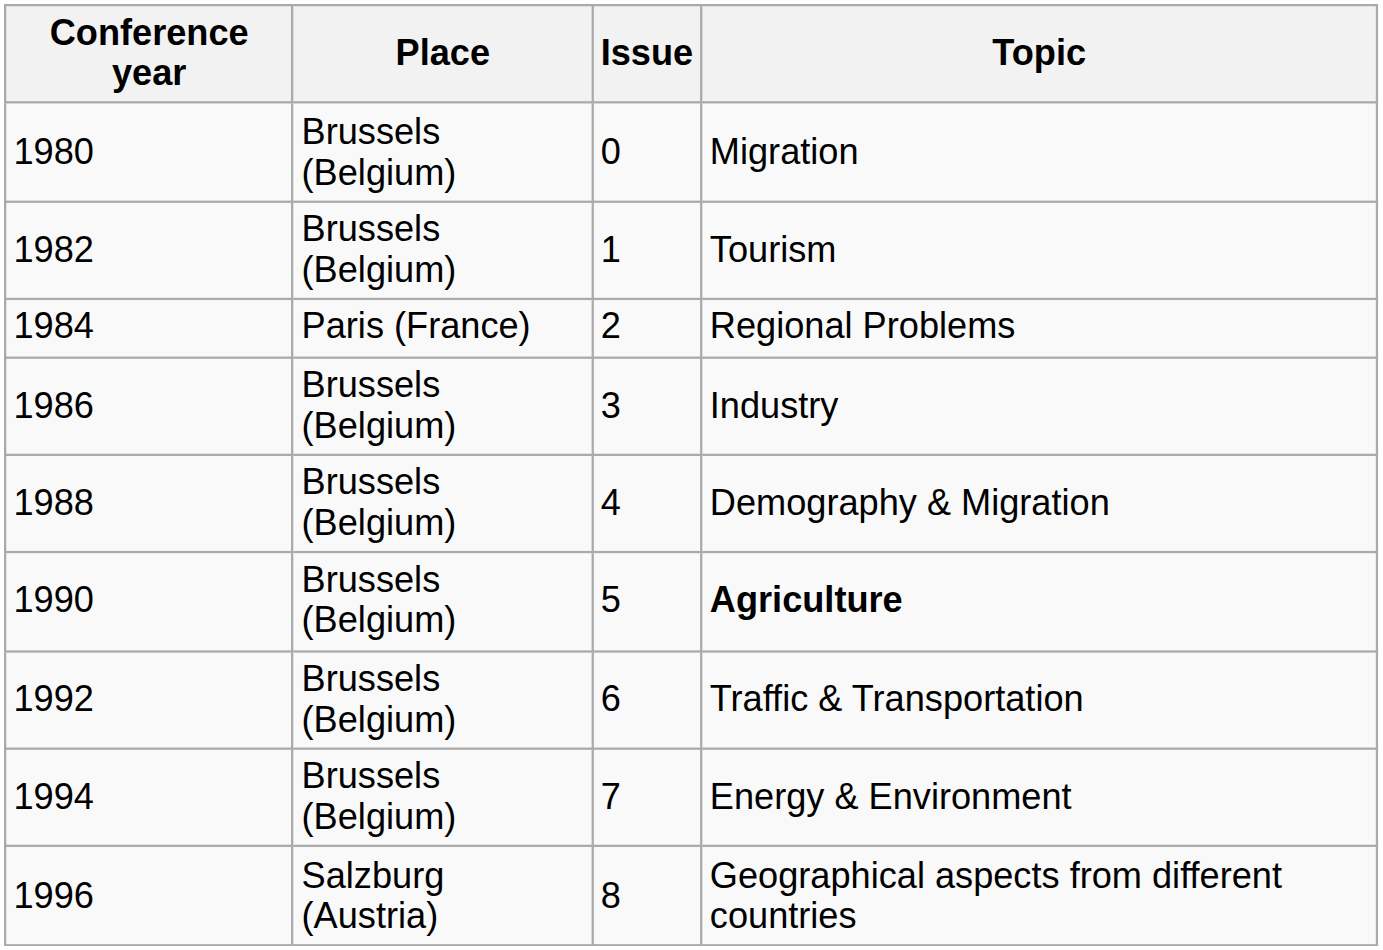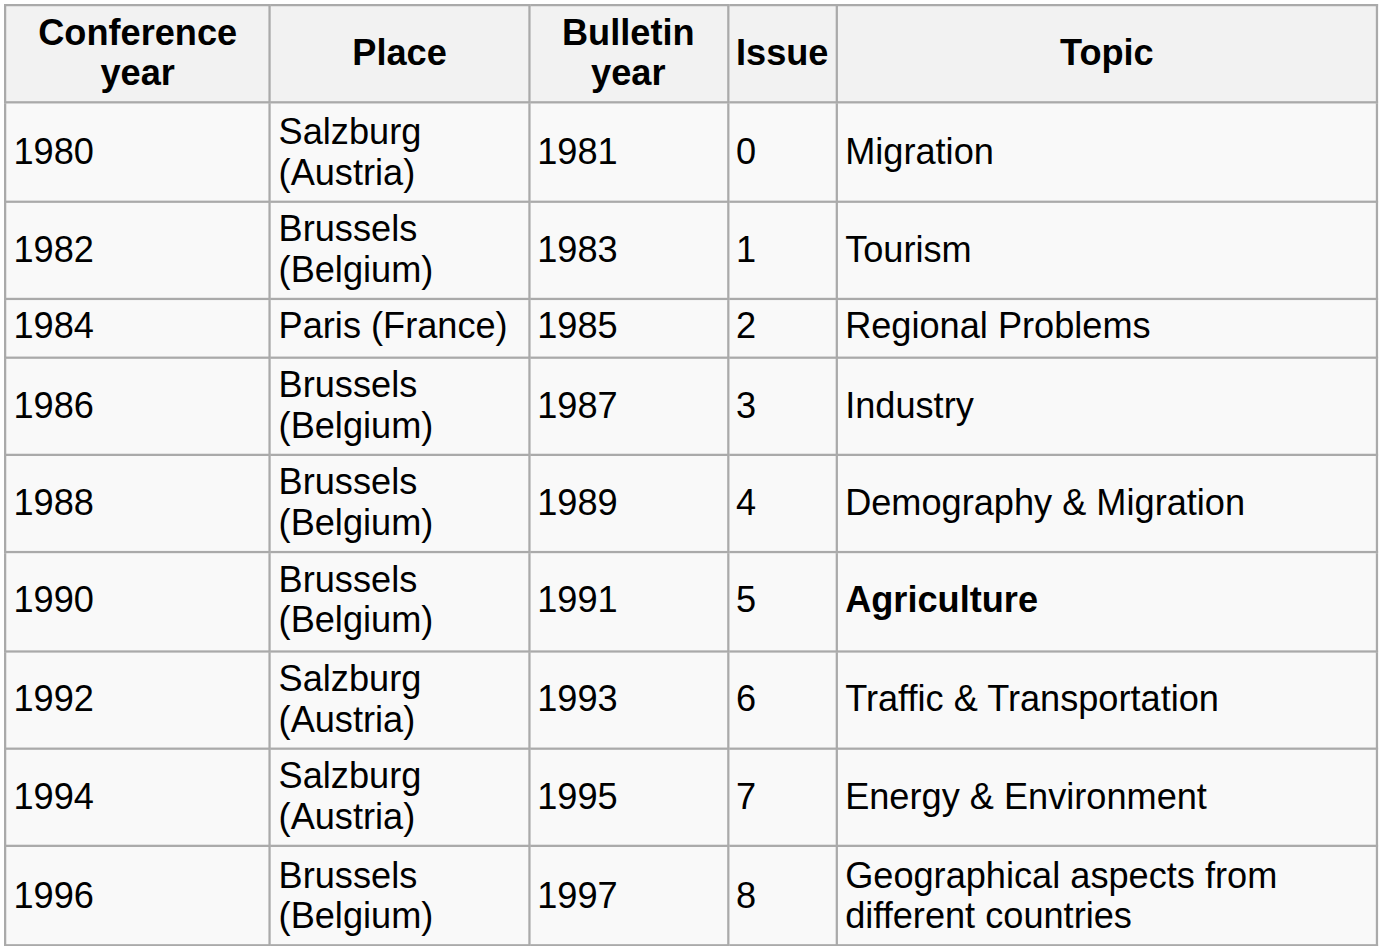+ column: (628, 53)
(379, 151) Brussels (Belgium) -> (350, 151) Salzburg (Austria)
(379, 699) Brussels (Belgium) -> (350, 699) Salzburg (Austria)
(379, 797) Brussels (Belgium) -> (350, 797) Salzburg (Austria)
(373, 895) Salzburg (Austria) -> (356, 895) Brussels (Belgium)
